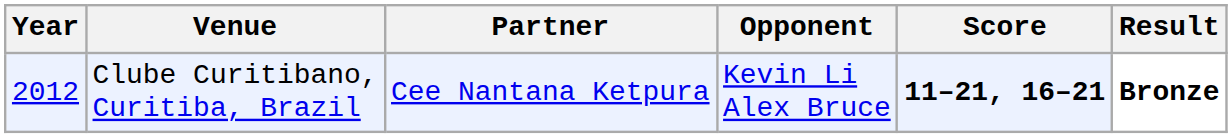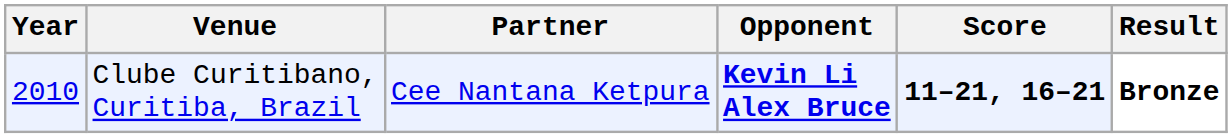(45, 92) 2012 -> (45, 92) 2010
(807, 92) normal -> (807, 92) bold
